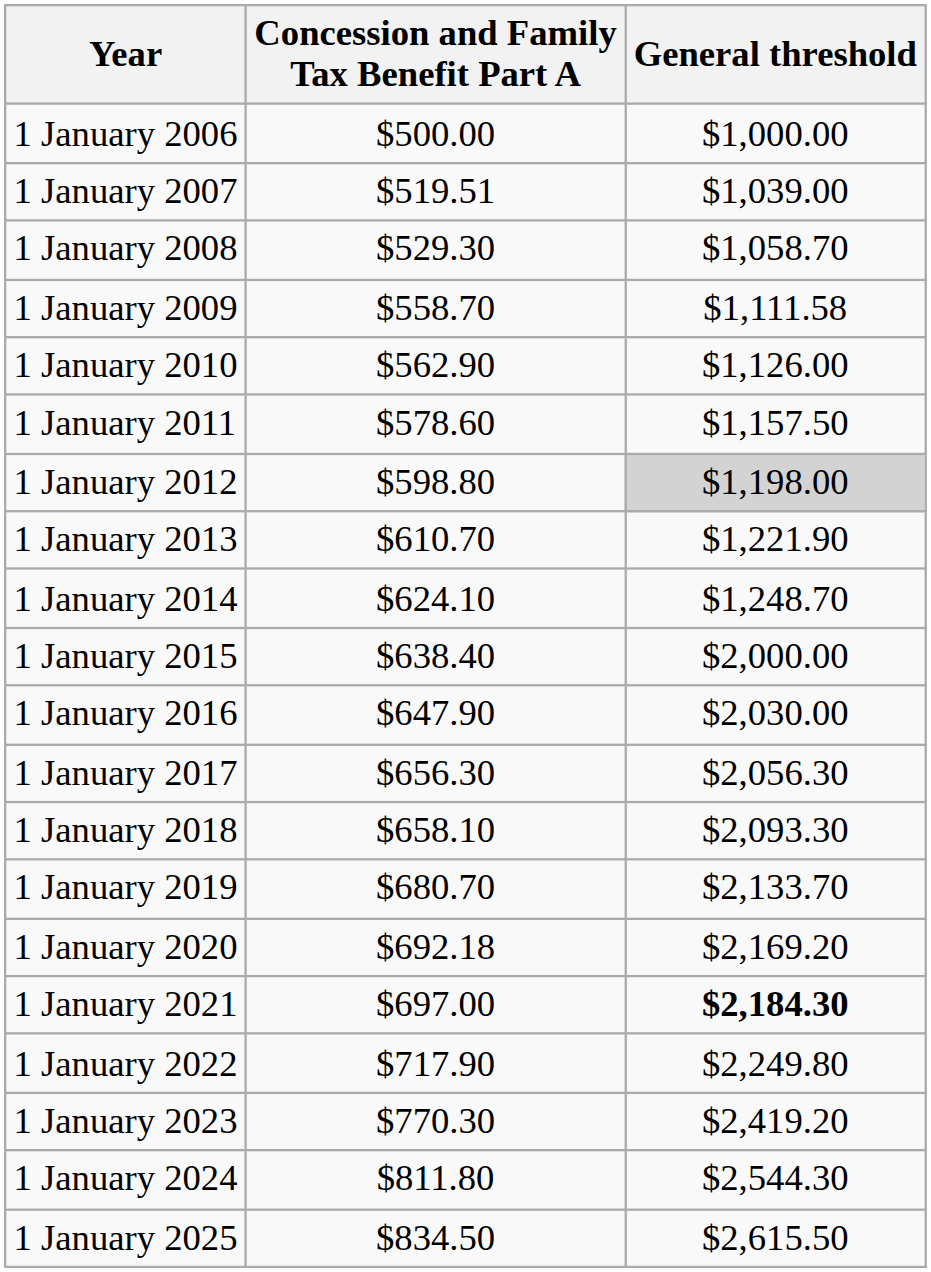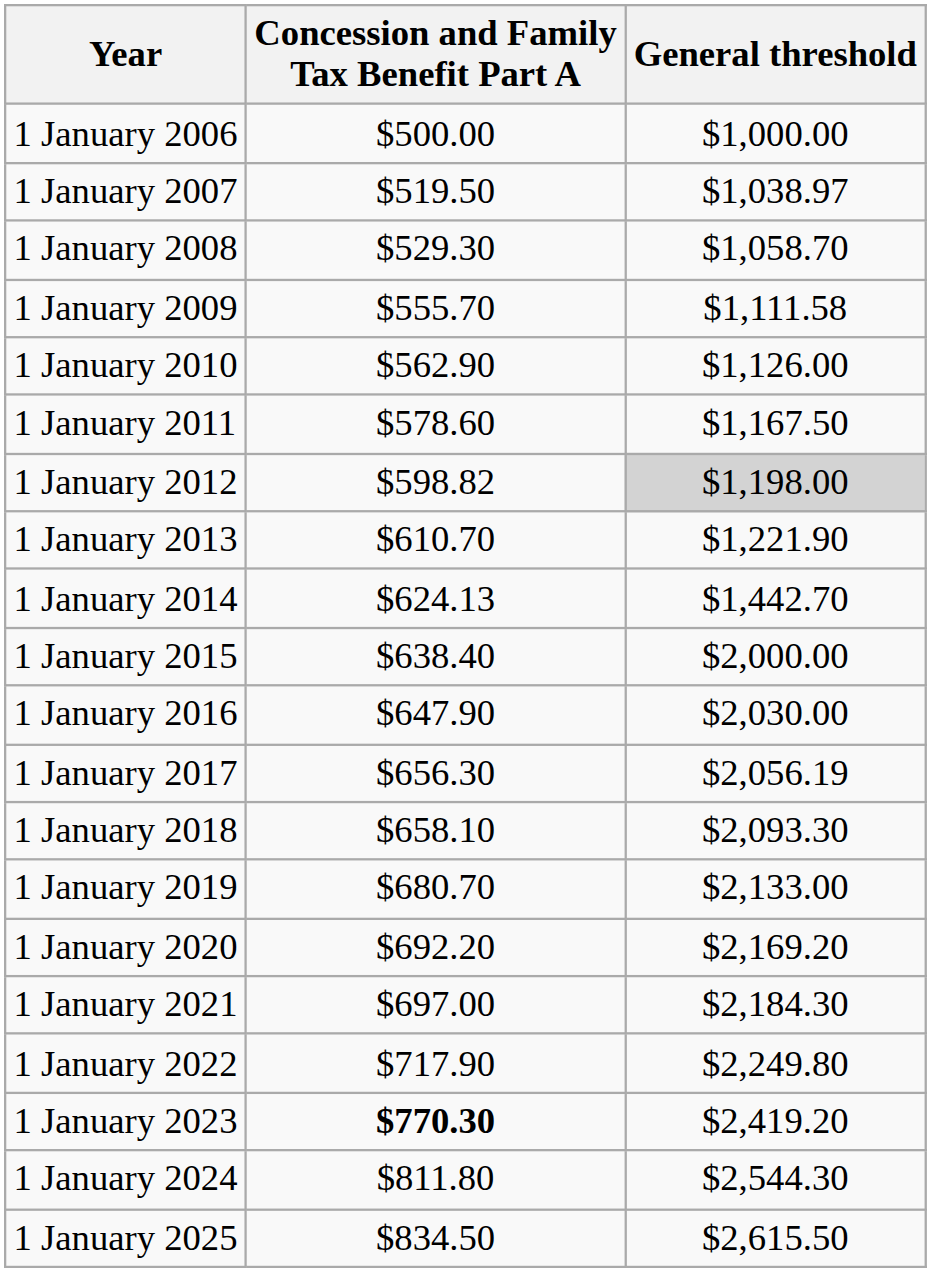(436, 190) $519.51 -> (436, 190) $519.50
(775, 190) $1,039.00 -> (775, 190) $1,038.97
(436, 307) $558.70 -> (436, 307) $555.70
(775, 423) $1,157.50 -> (775, 423) $1,167.50
(436, 481) $598.80 -> (436, 481) $598.82
(436, 597) $624.10 -> (436, 597) $624.13
(775, 597) $1,248.70 -> (775, 597) $1,442.70
(775, 772) $2,056.30 -> (775, 772) $2,056.19
(775, 888) $2,133.70 -> (775, 888) $2,133.00
(436, 946) $692.18 -> (436, 946) $692.20
(775, 1004) bold -> (775, 1004) normal
(436, 1120) normal -> (436, 1120) bold
